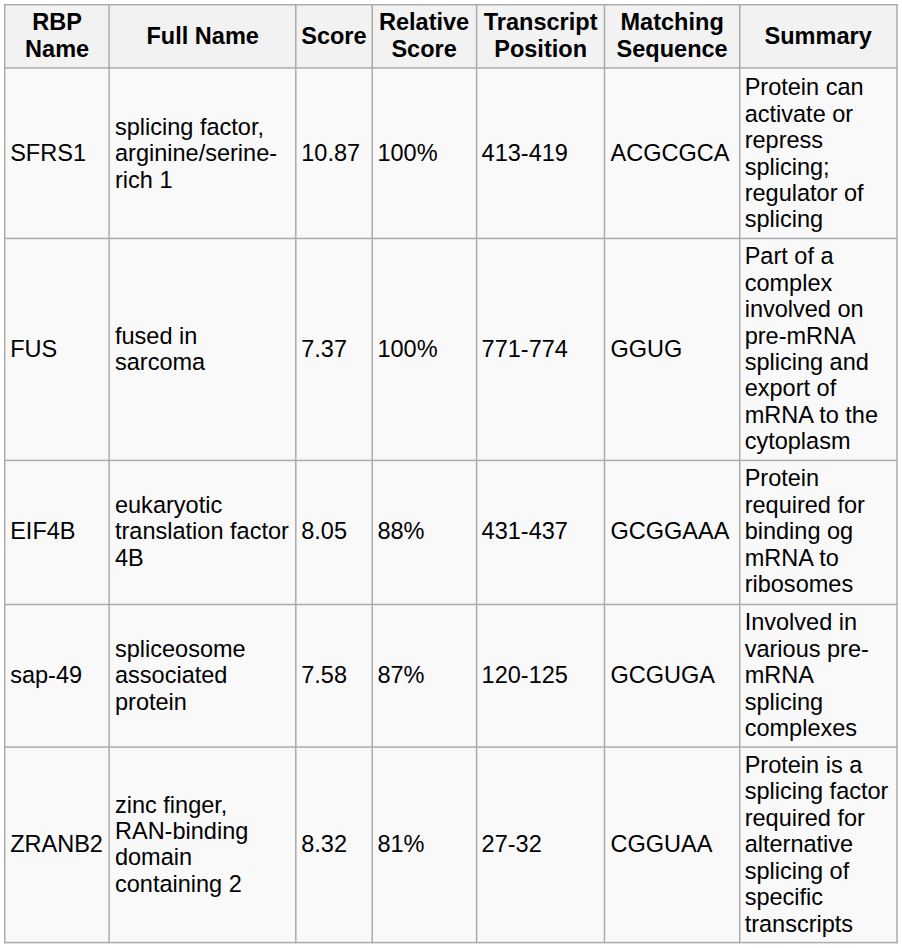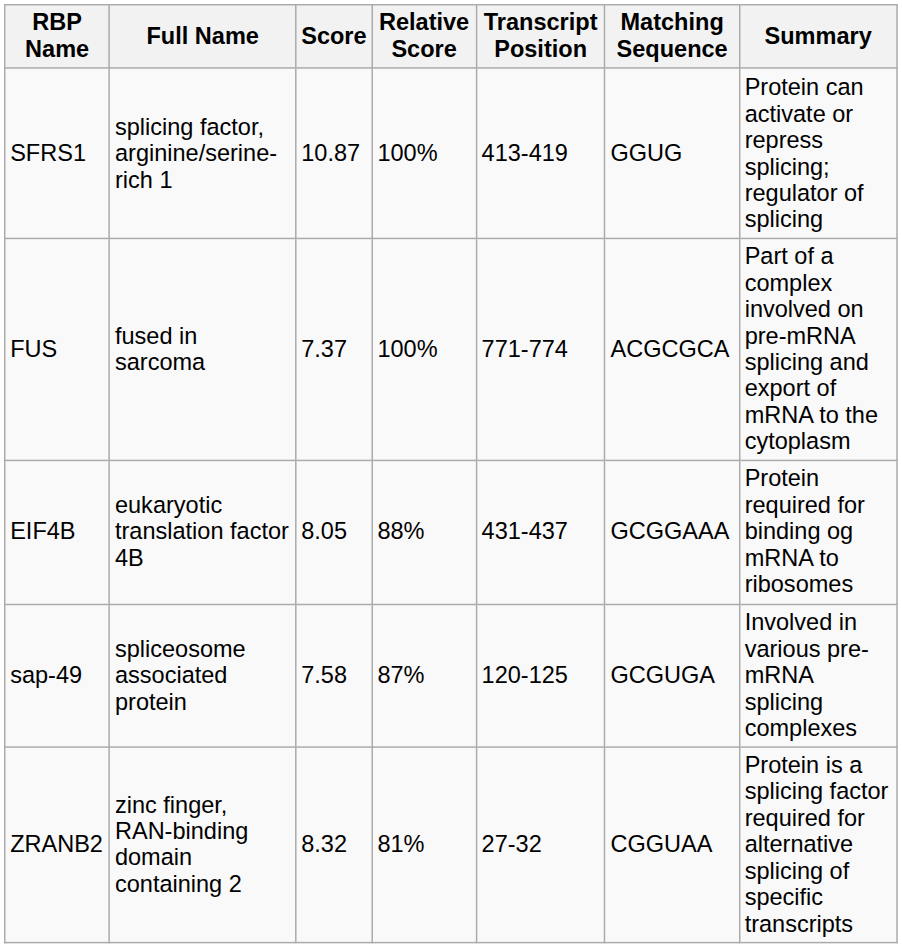(670, 153) ACGCGCA -> (646, 153) GGUG
(646, 349) GGUG -> (670, 349) ACGCGCA
